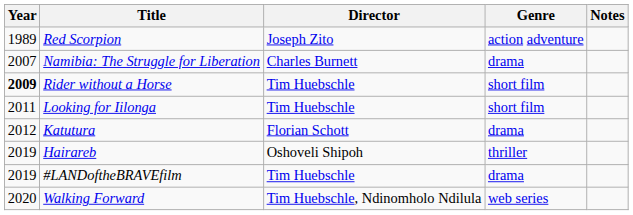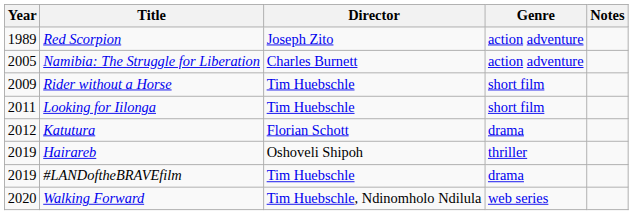(22, 61) 2007 -> (22, 61) 2005
(506, 61) drama -> (536, 61) action adventure
(22, 84) bold -> (22, 84) normal
